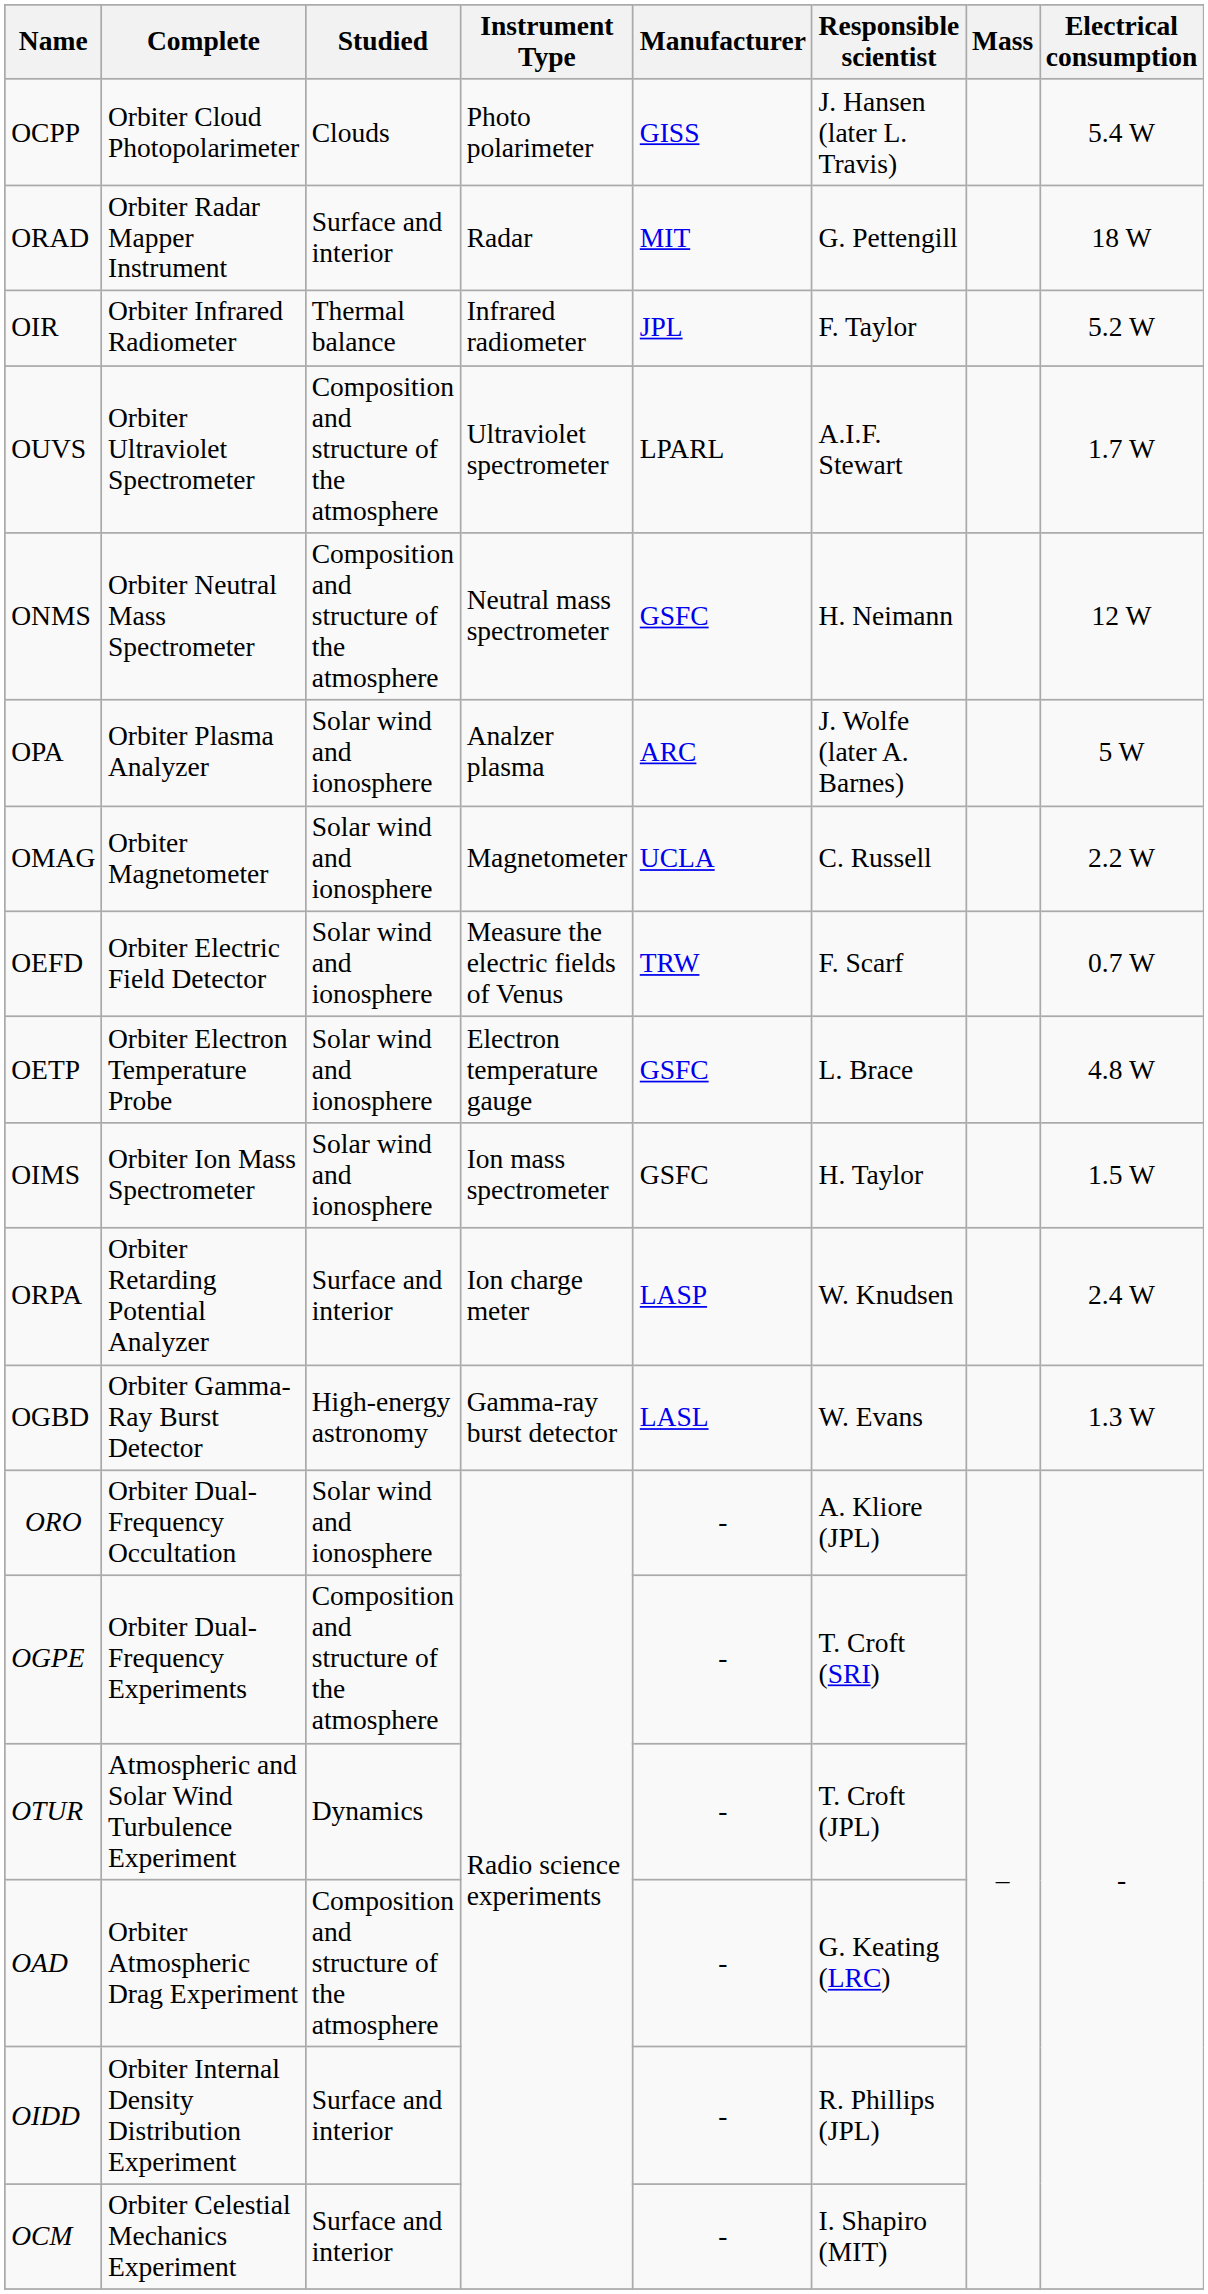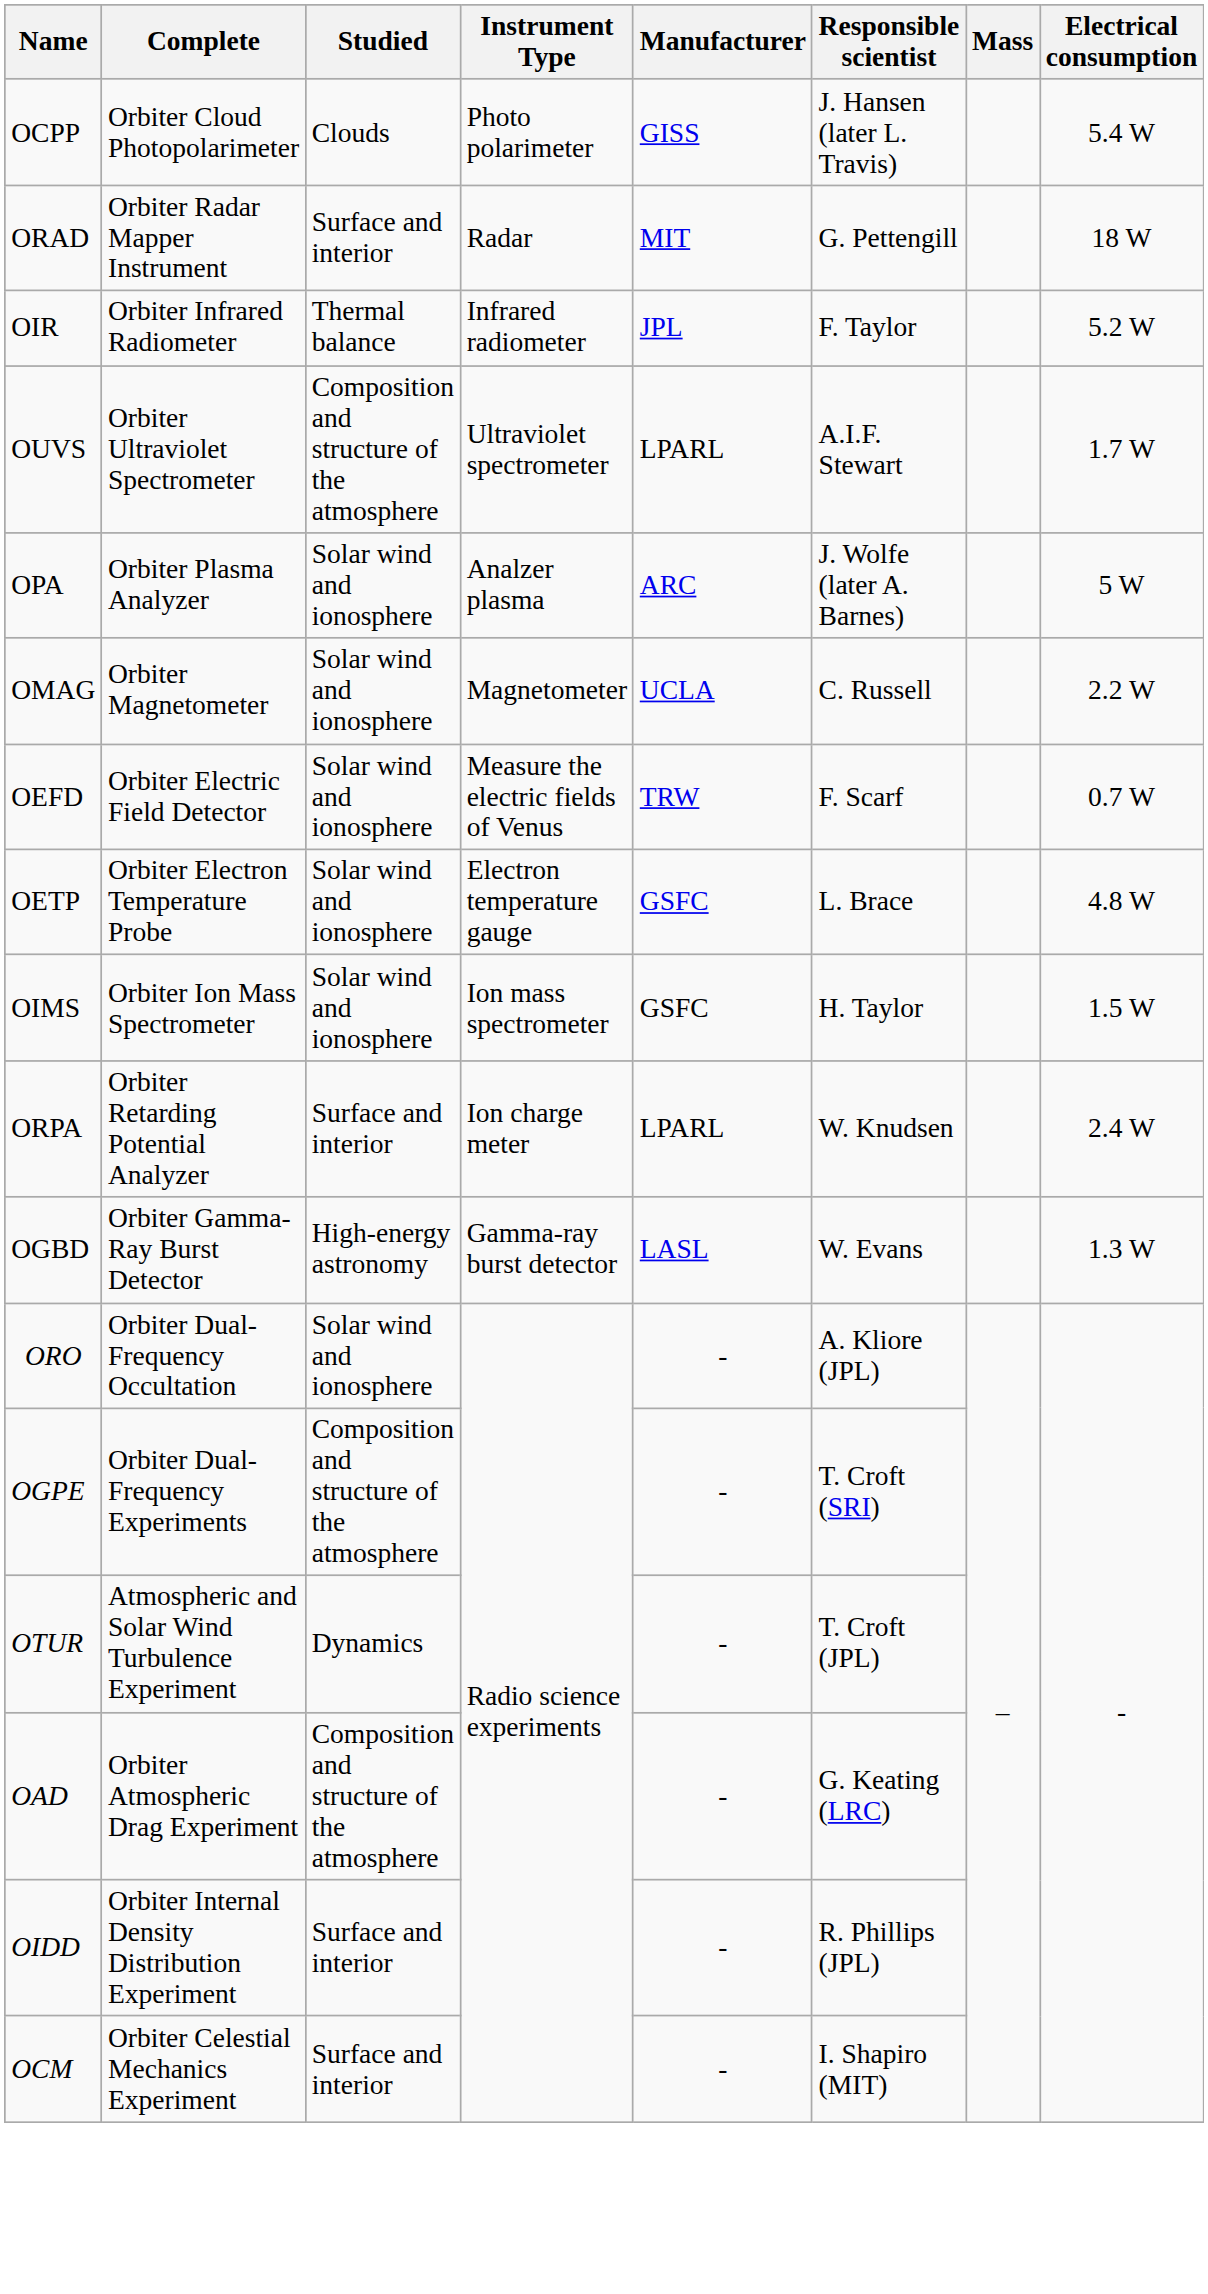- row: (51, 616)
(673, 1295) LASP -> (682, 1128) LPARL
